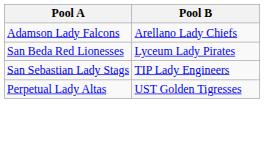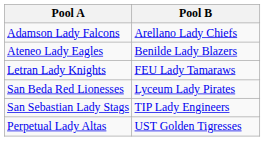+ row: (55, 51)
+ row: (56, 70)
